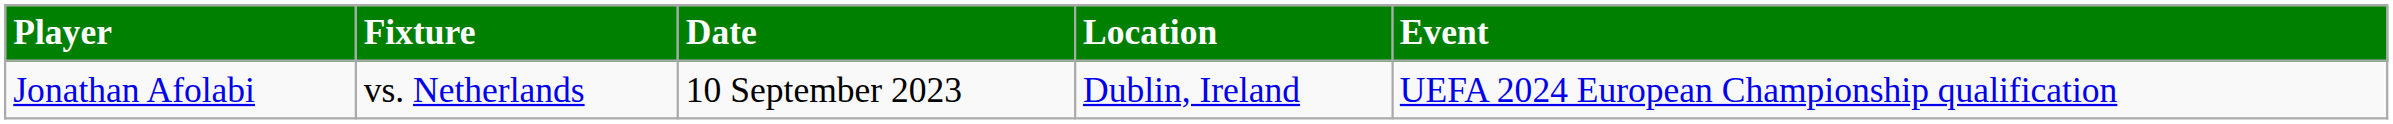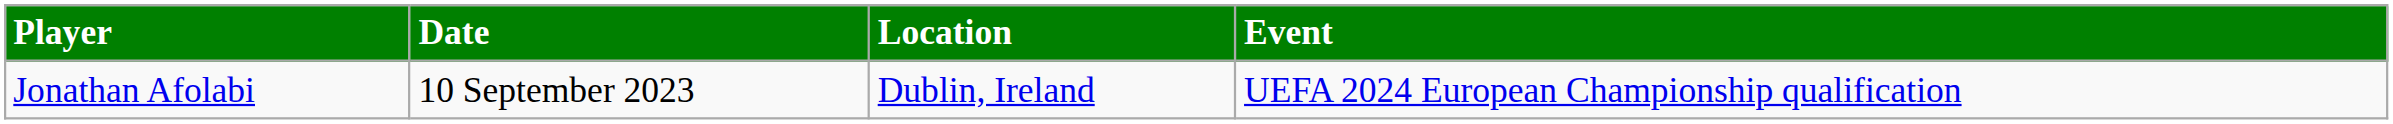- column: (420, 32)
